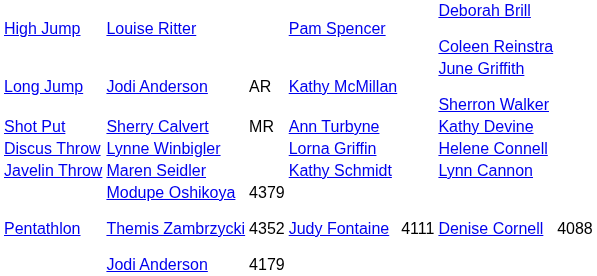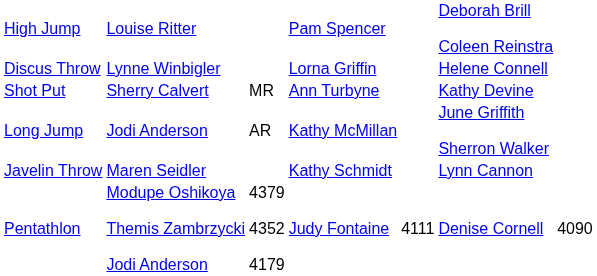rows swapped: (44, 86) <-> (52, 148)
(575, 228) 4088 -> (575, 228) 4090
